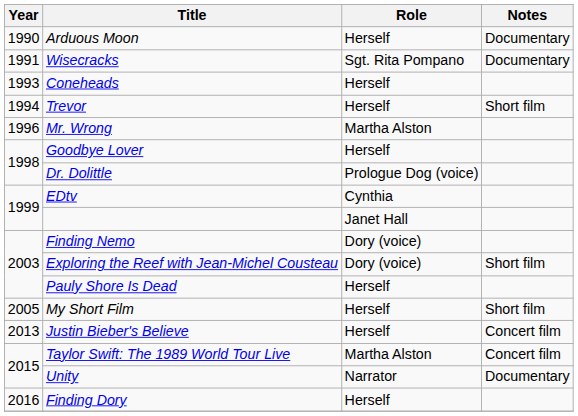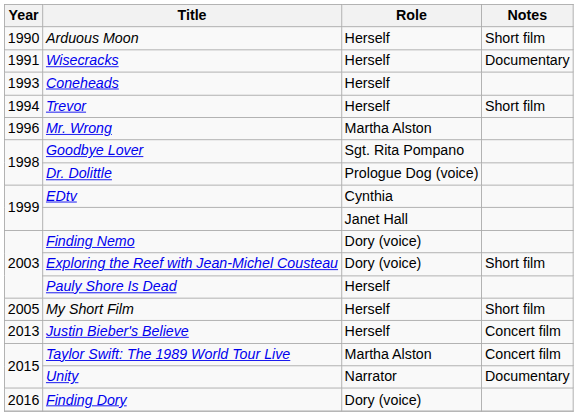(527, 38) Documentary -> (515, 38) Short film
(404, 60) Sgt. Rita Pompano -> (367, 60) Herself
(367, 151) Herself -> (404, 151) Sgt. Rita Pompano
(367, 399) Herself -> (383, 399) Dory (voice)
